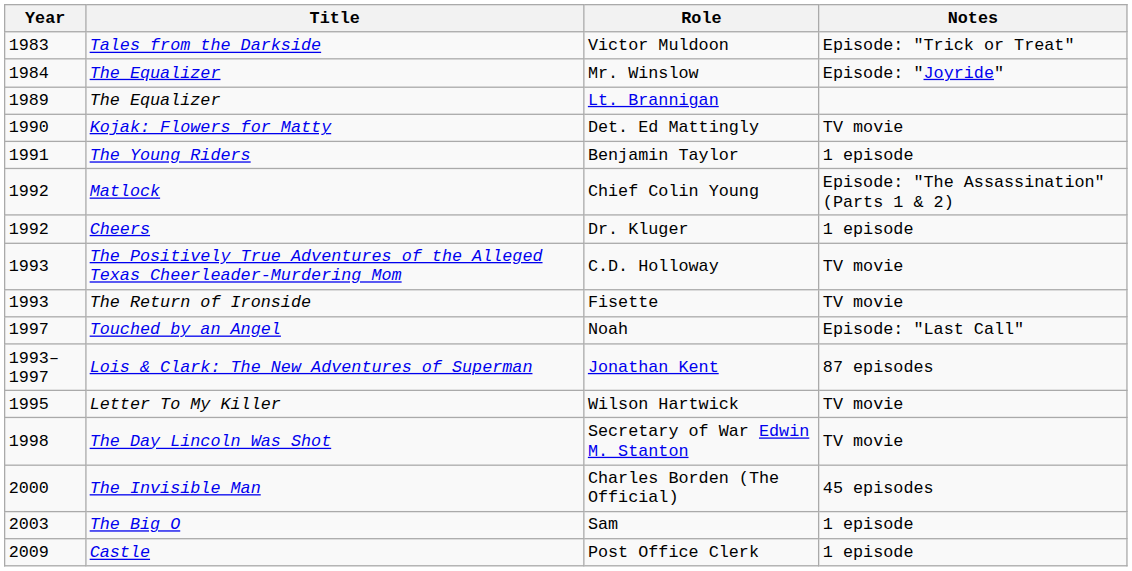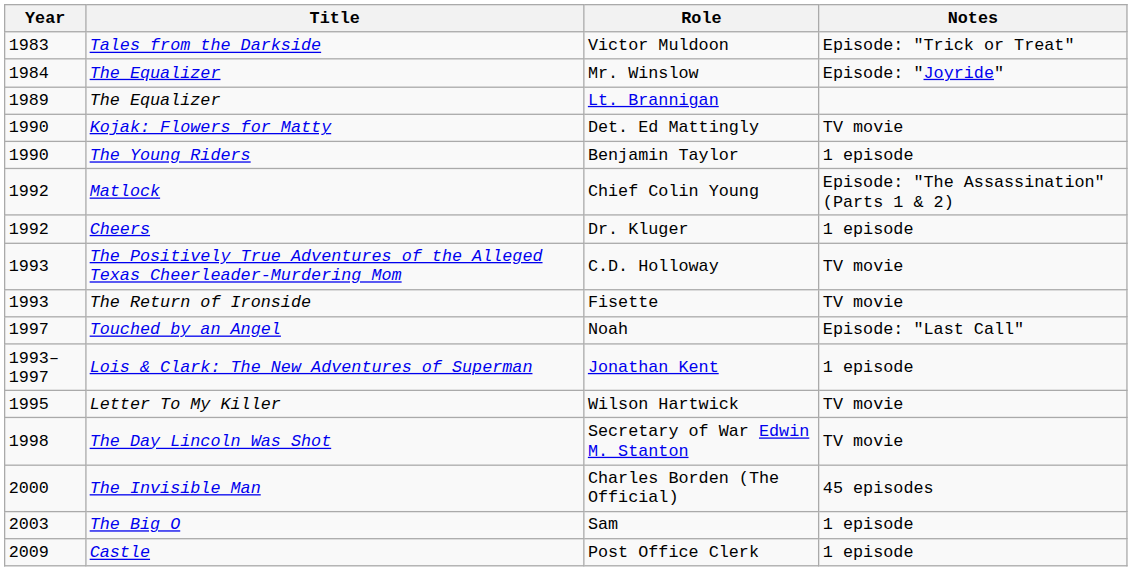(29, 155) 1991 -> (29, 155) 1990
(878, 367) 87 episodes -> (868, 367) 1 episode
